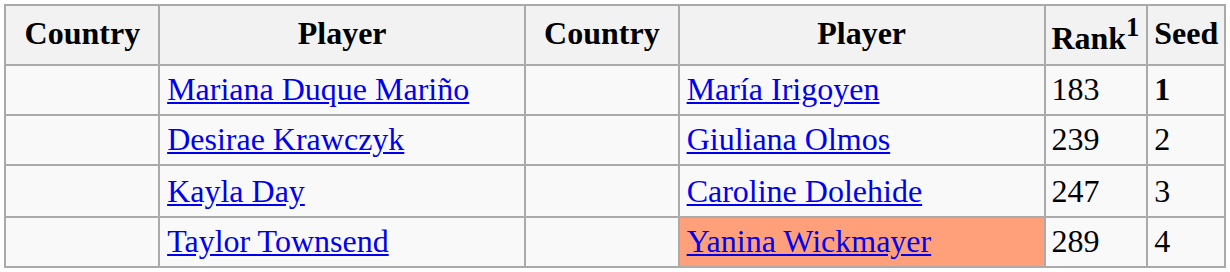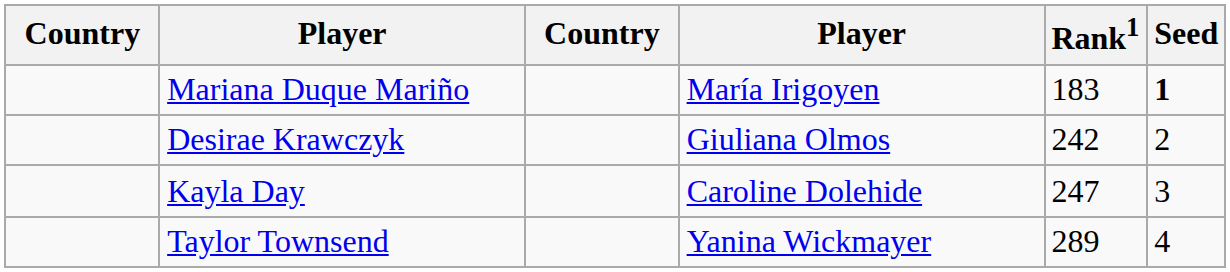(1075, 140) 239 -> (1075, 140) 242
(809, 241) lightsalmon background -> (809, 241) no background
